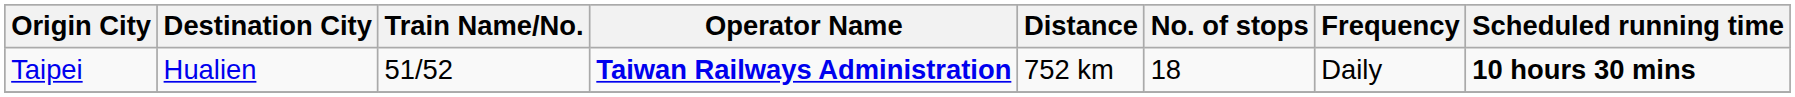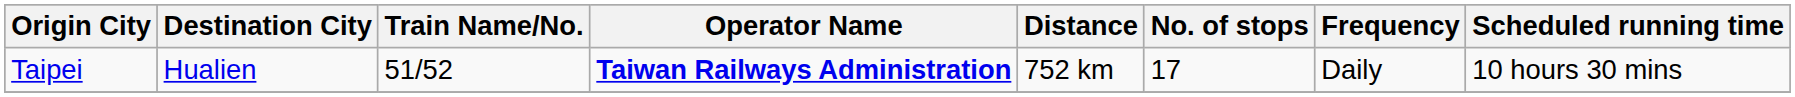(1166, 69) 18 -> (1166, 69) 17
(1584, 69) bold -> (1577, 69) normal
